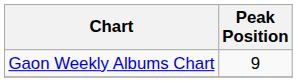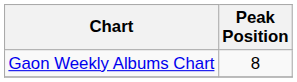(255, 63) 9 -> (255, 63) 8
